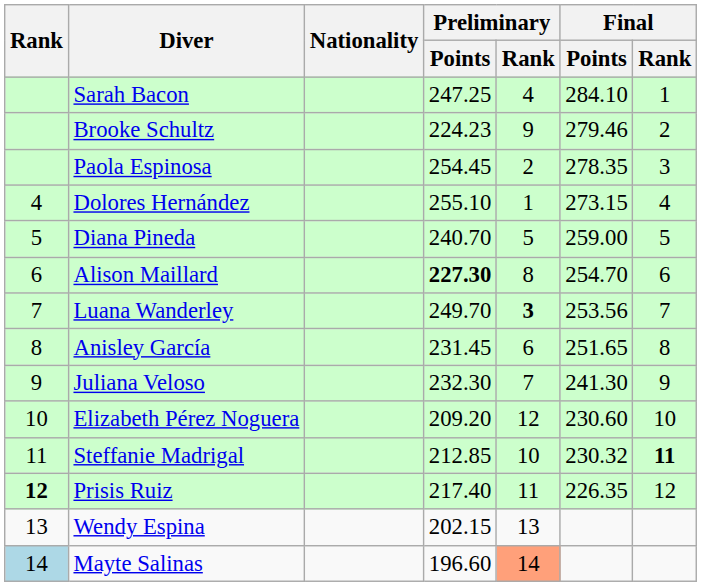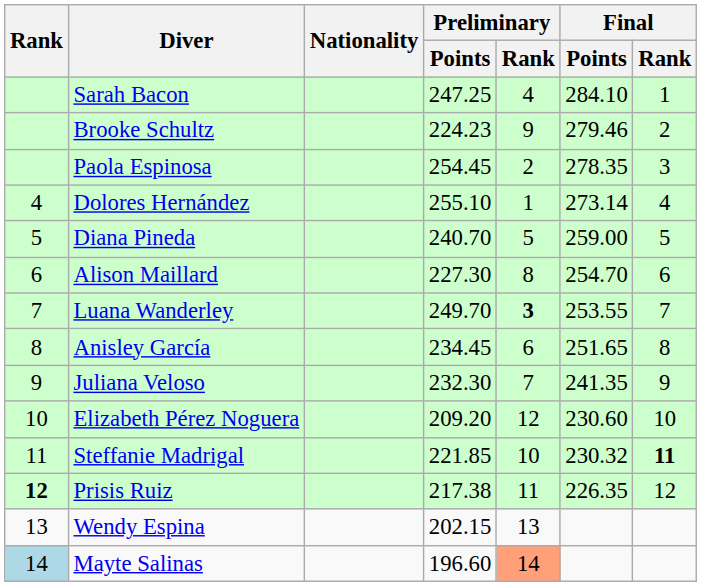(597, 202) 273.15 -> (597, 202) 273.14
(460, 274) bold -> (460, 274) normal
(597, 310) 253.56 -> (597, 310) 253.55
(460, 346) 231.45 -> (460, 346) 234.45
(597, 382) 241.30 -> (597, 382) 241.35
(460, 454) 212.85 -> (460, 454) 221.85
(460, 490) 217.40 -> (460, 490) 217.38
